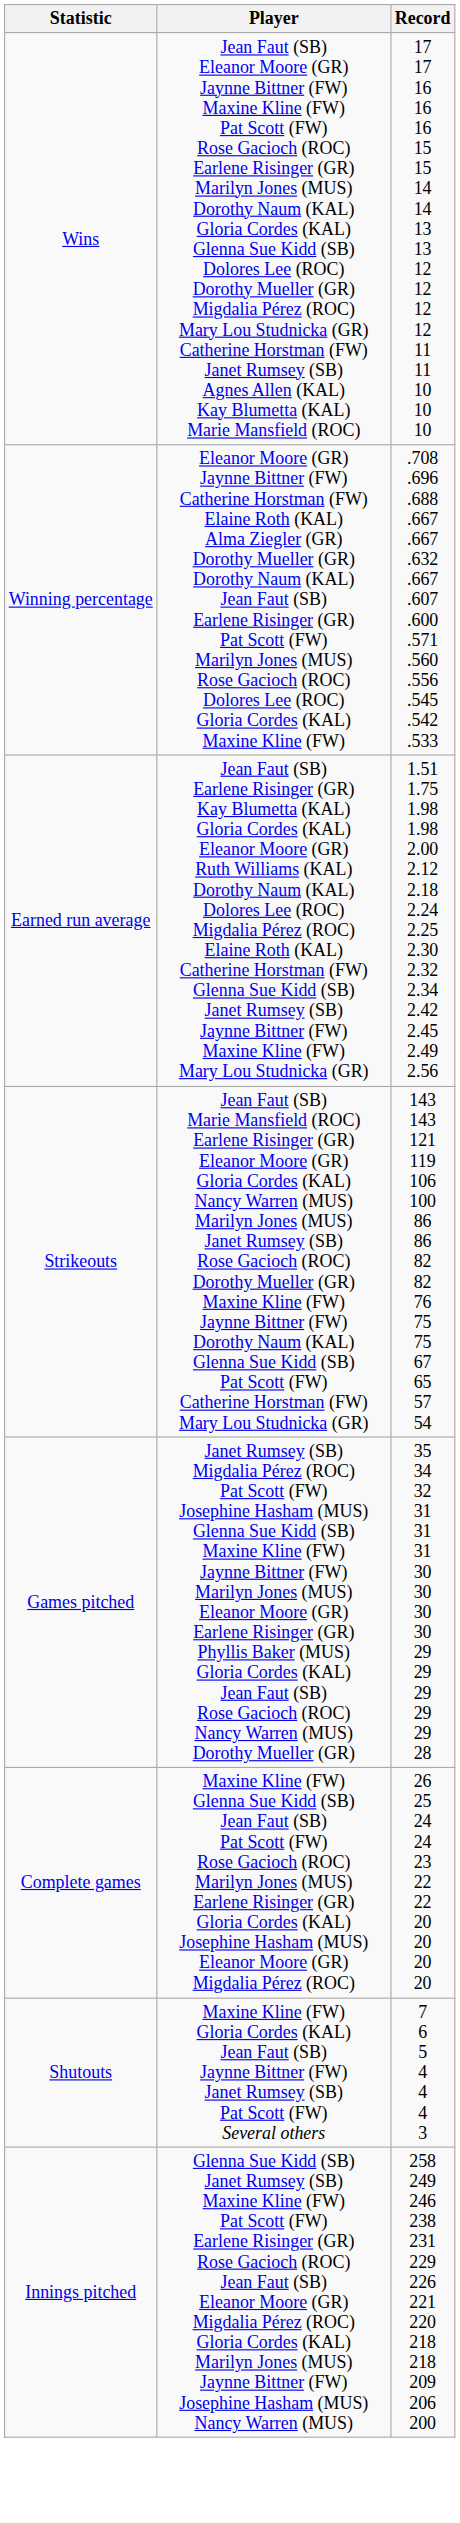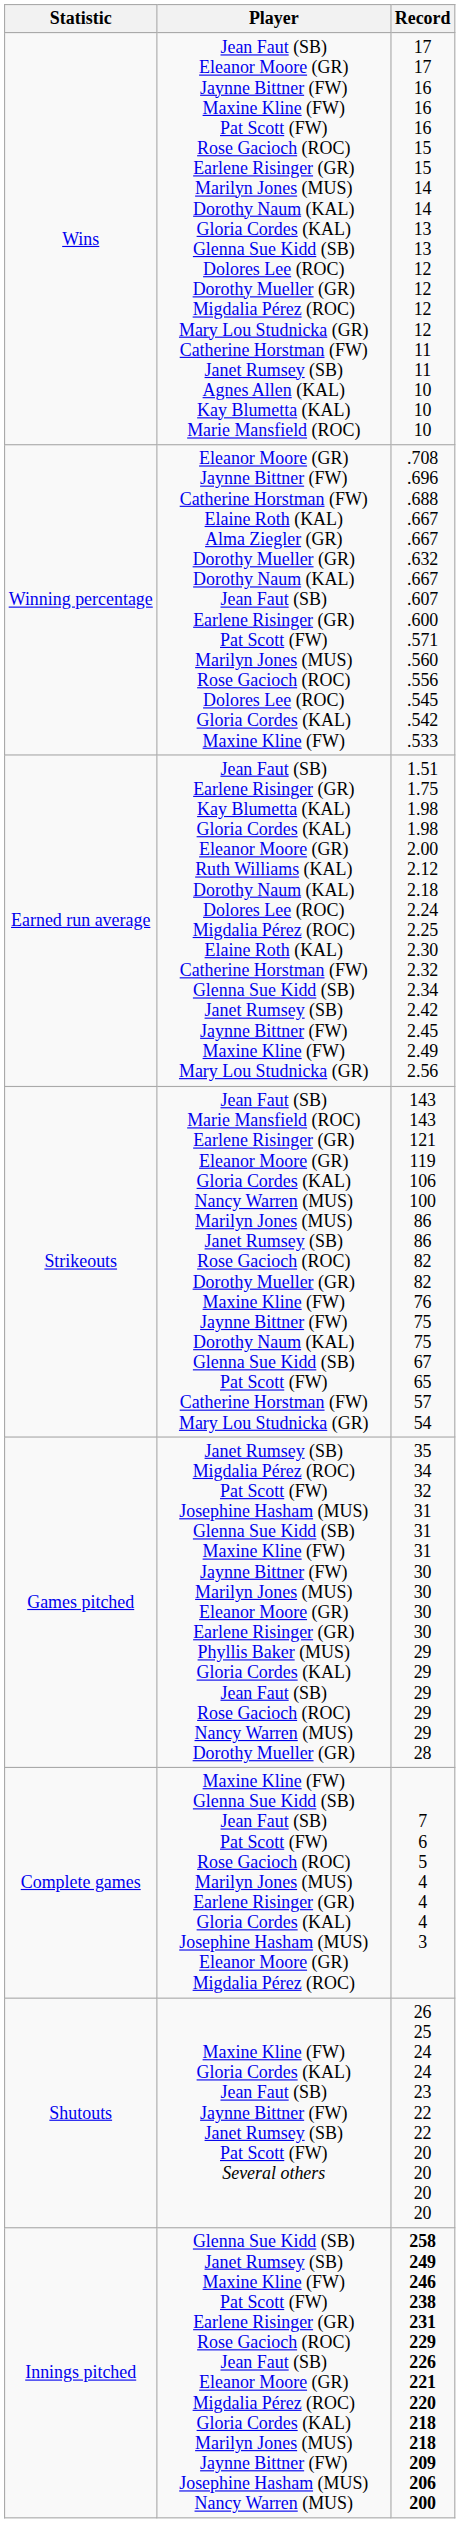(423, 1882) 26 25 24 24 23 22 22 20 20 20 20 -> (423, 1882) 7 6 5 4 4 4 3
(423, 2072) 7 6 5 4 4 4 3 -> (423, 2112) 26 25 24 24 23 22 22 20 20 20 20
(423, 2292) normal -> (423, 2372) bold
